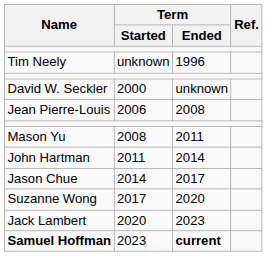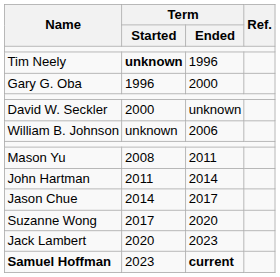(143, 62) normal -> (154, 62) bold
+ row: (45, 83)
+ row: (63, 131)
- row: (59, 110)
